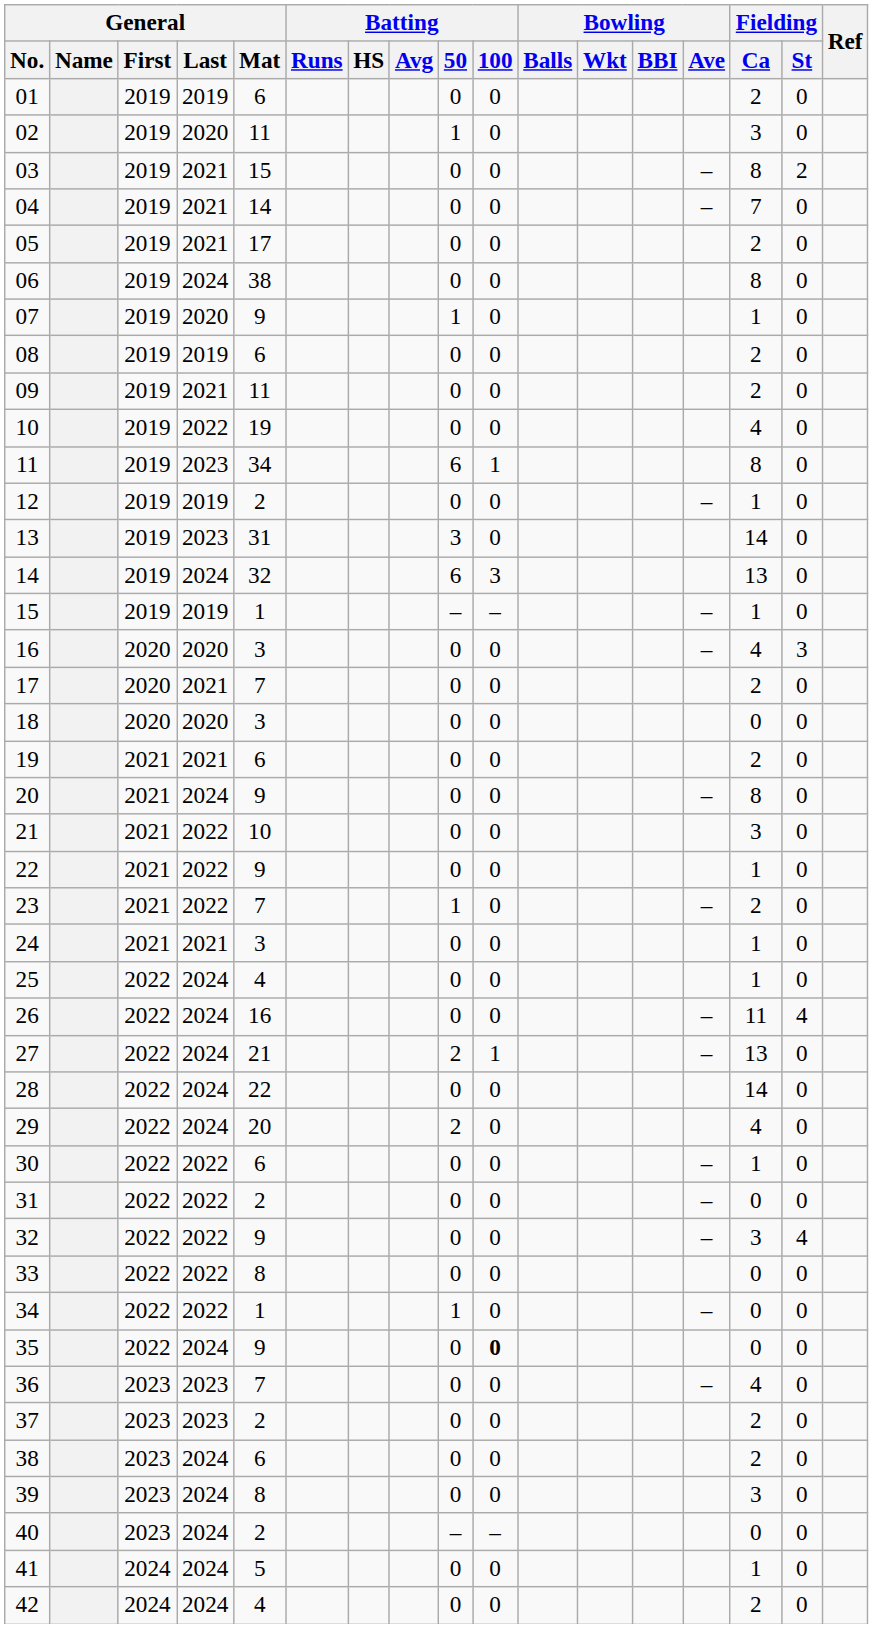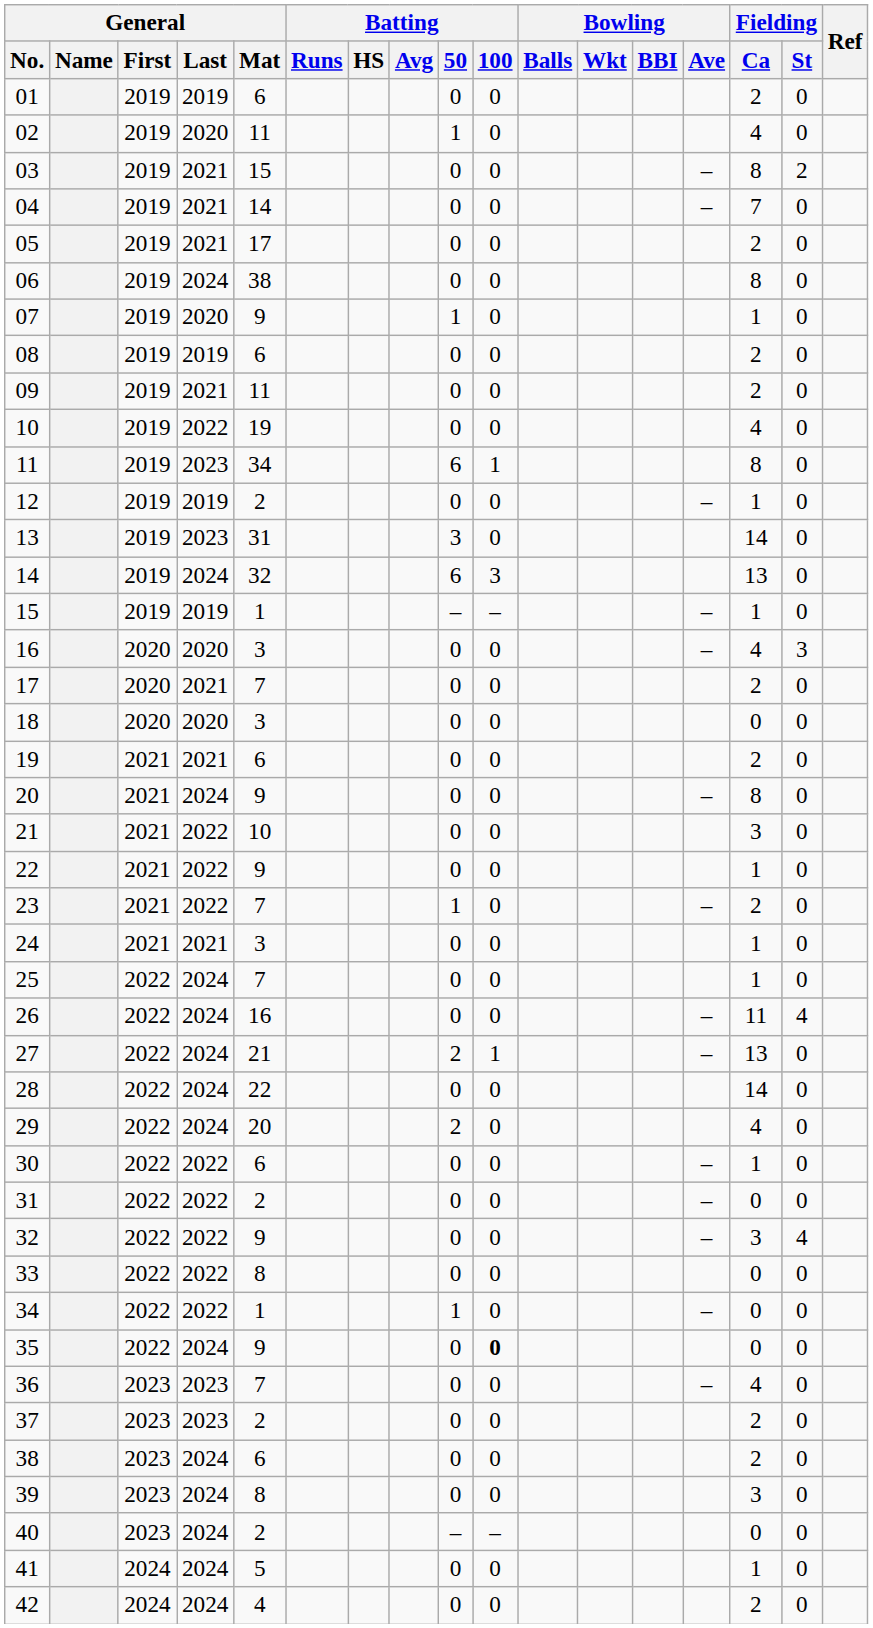(756, 133) 3 -> (756, 133) 4
(260, 979) 4 -> (260, 979) 7
